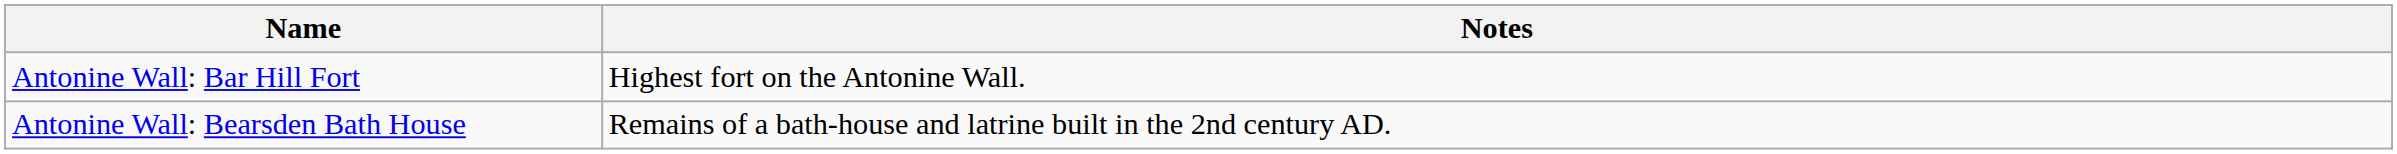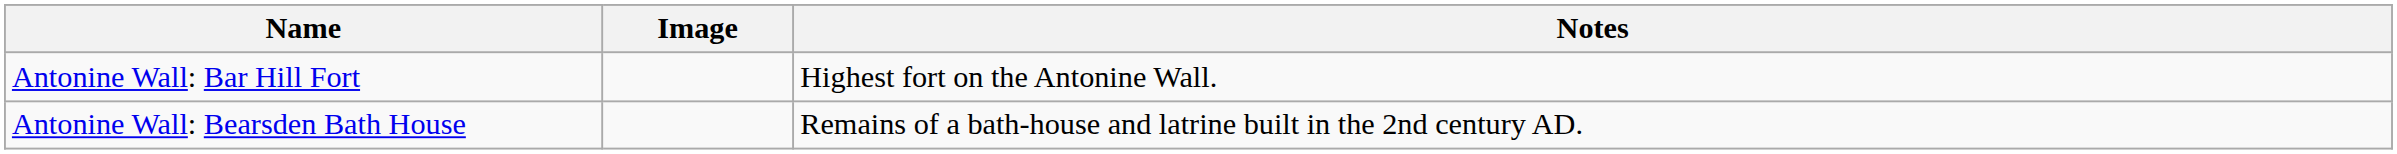+ column: (698, 28)
